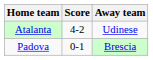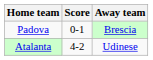rows swapped: (33, 30) <-> (33, 47)
